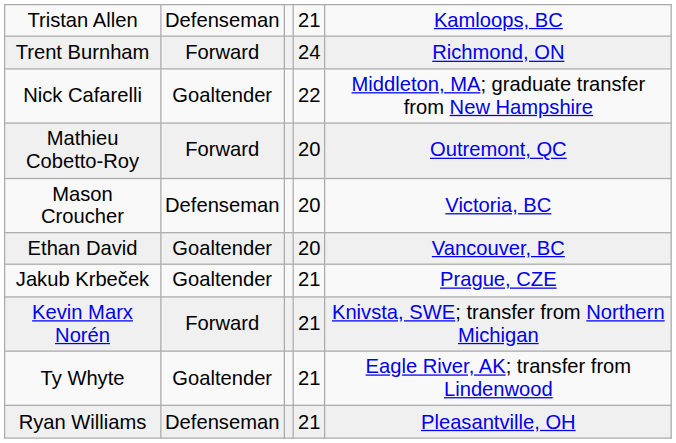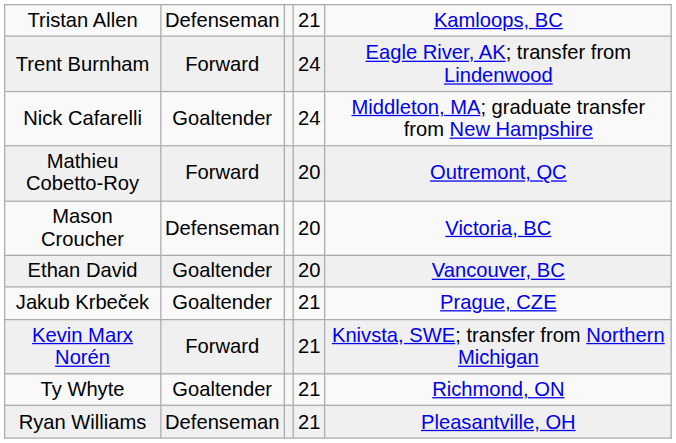(498, 52) Richmond, ON -> (498, 63) Eagle River, AK; transfer from Lindenwood
(309, 95) 22 -> (309, 118) 24
(498, 378) Eagle River, AK; transfer from Lindenwood -> (498, 389) Richmond, ON
